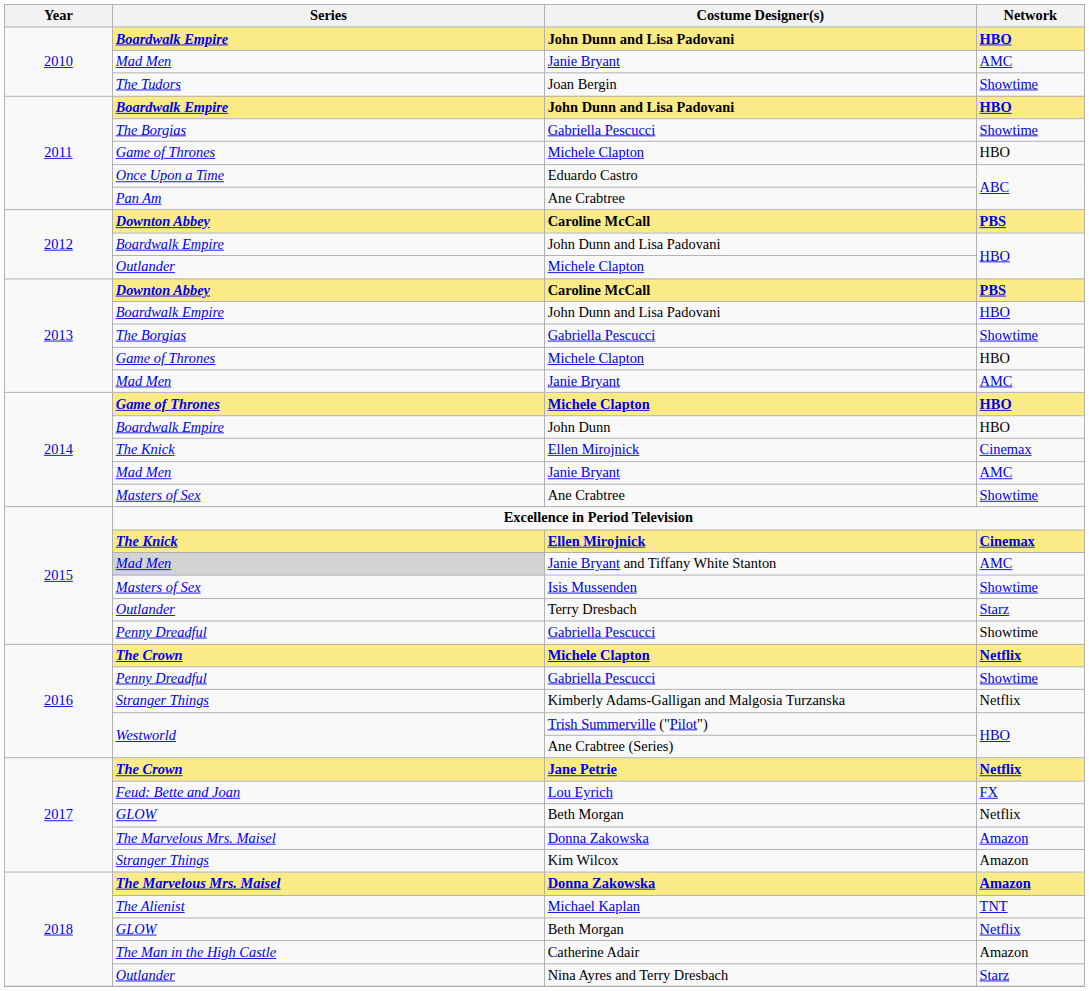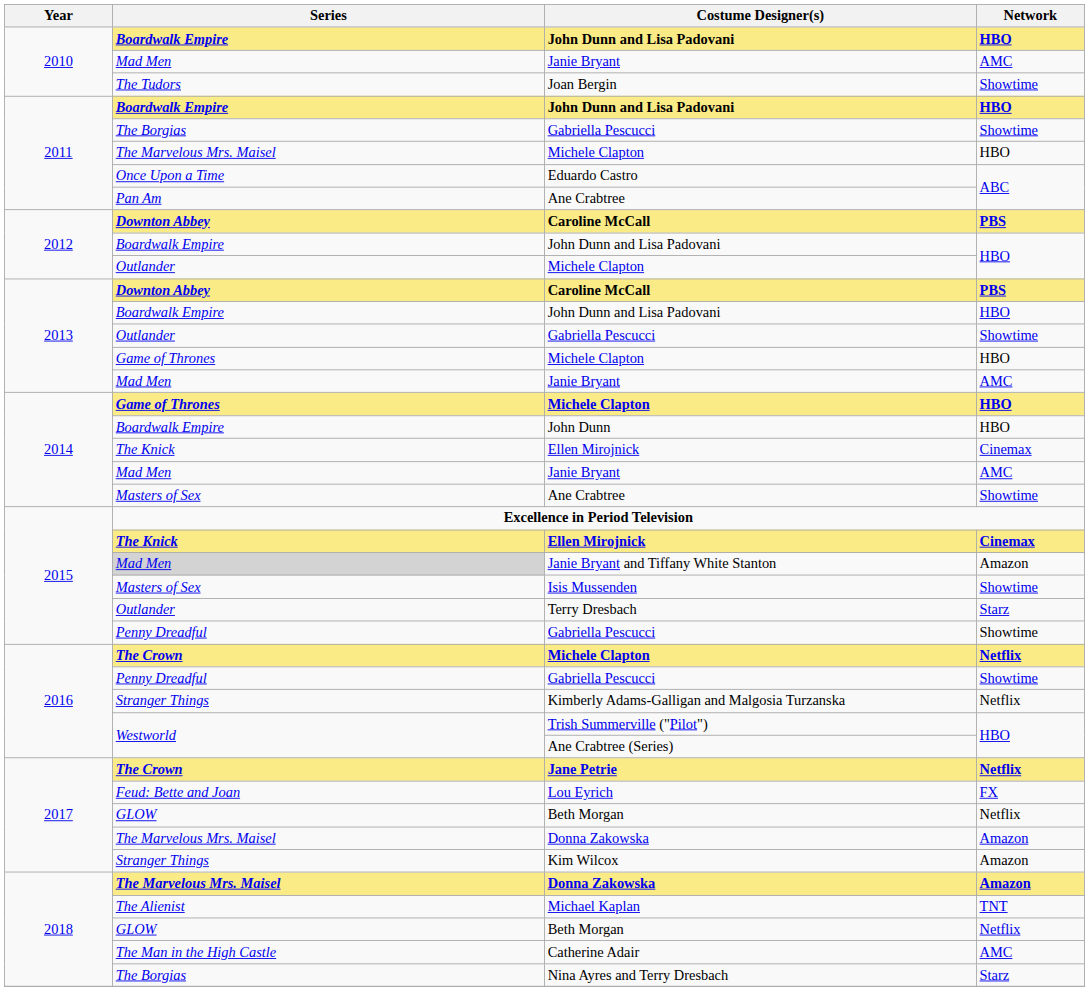(165, 152) Game of Thrones -> (196, 152) The Marvelous Mrs. Maisel
(151, 335) The Borgias -> (145, 335) Outlander
(996, 564) AMC -> (1004, 564) Amazon
(1004, 952) Amazon -> (996, 952) AMC
(145, 975) Outlander -> (151, 975) The Borgias
